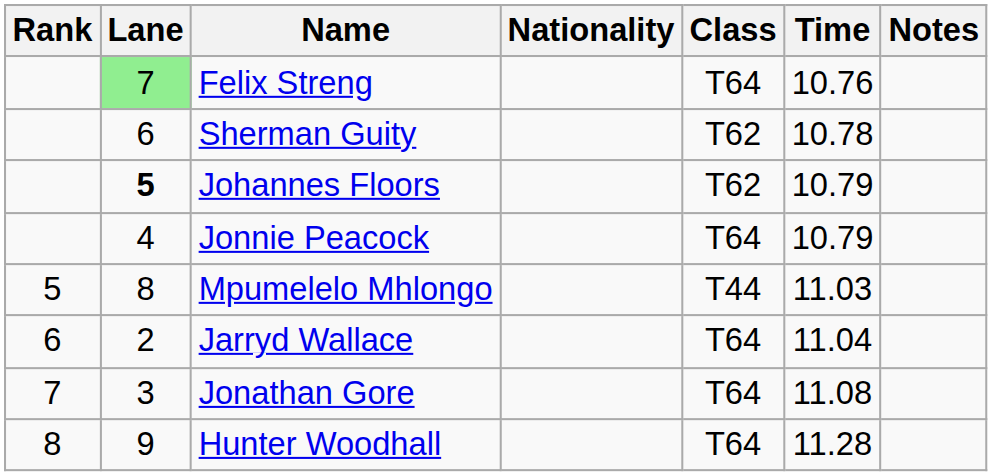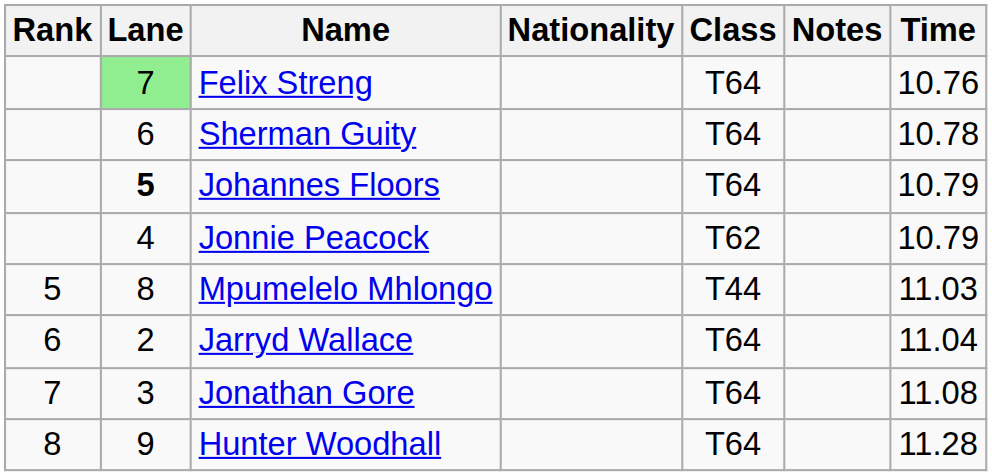columns swapped: (832, 30) <-> (934, 30)
(733, 133) T62 -> (733, 133) T64
(733, 185) T62 -> (733, 185) T64
(733, 237) T64 -> (733, 237) T62
